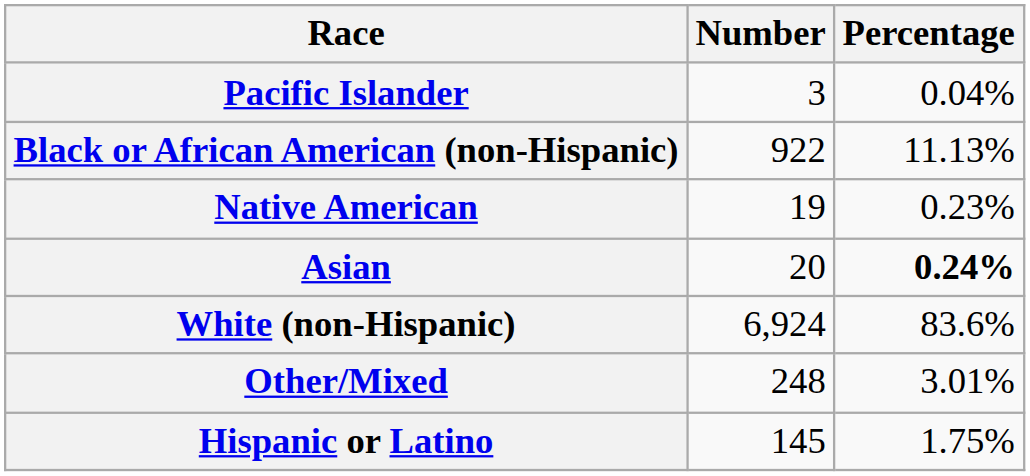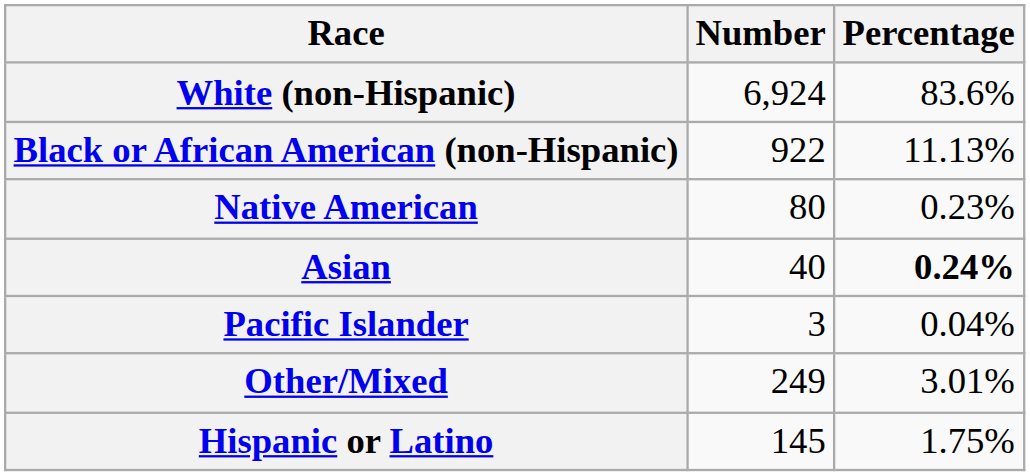rows swapped: (346, 324) <-> (346, 91)
(807, 207) 19 -> (807, 207) 80
(807, 265) 20 -> (807, 265) 40
(798, 382) 248 -> (798, 382) 249
